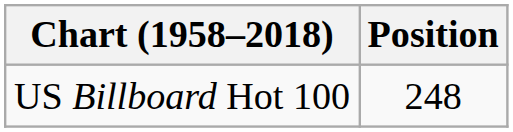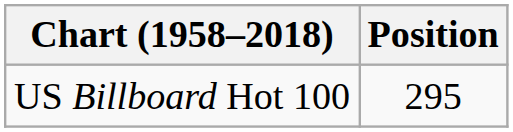(433, 95) 248 -> (433, 95) 295
